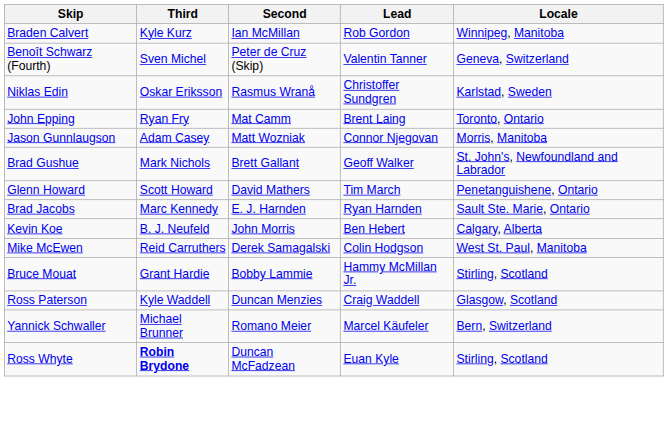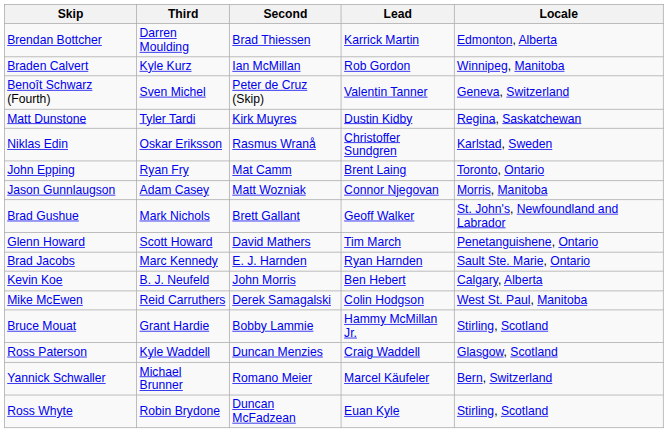+ row: (55, 40)
+ row: (47, 118)
(164, 359) bold -> (180, 411) normal
